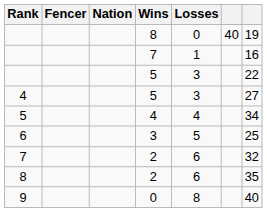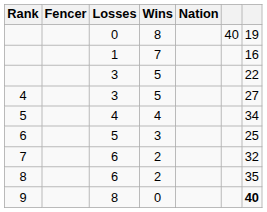columns swapped: (112, 14) <-> (197, 14)
(252, 197) normal -> (252, 197) bold
